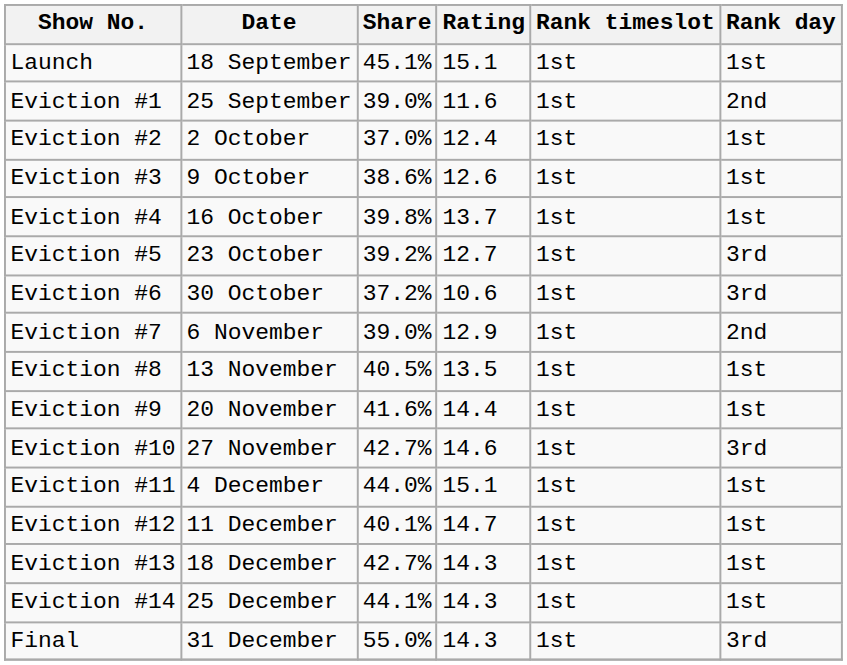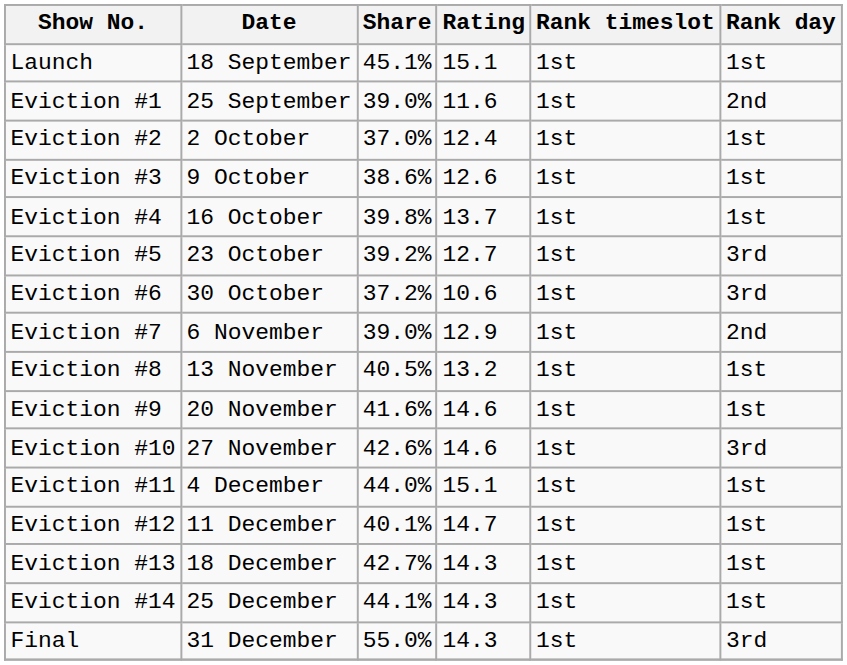(470, 371) 13.5 -> (470, 371) 13.2
(470, 409) 14.4 -> (470, 409) 14.6
(397, 448) 42.7% -> (397, 448) 42.6%
